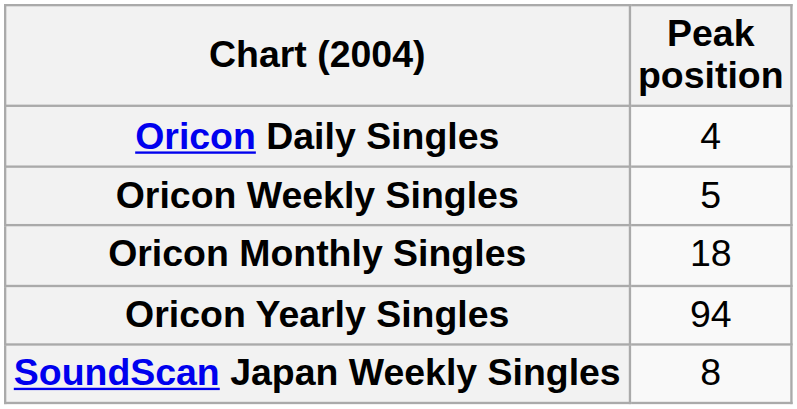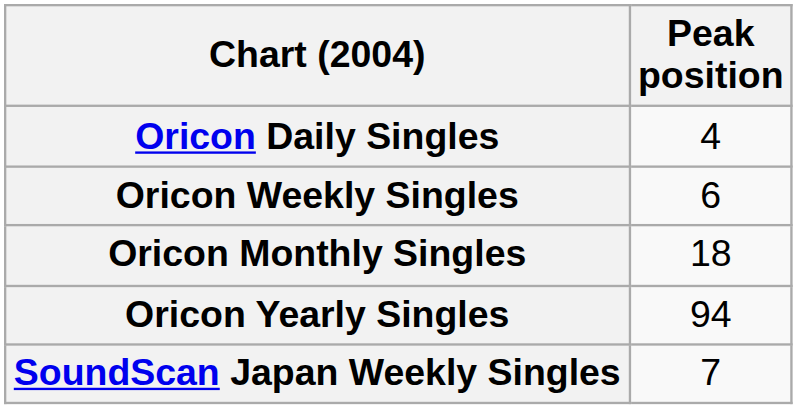(711, 195) 5 -> (711, 195) 6
(711, 373) 8 -> (711, 373) 7
